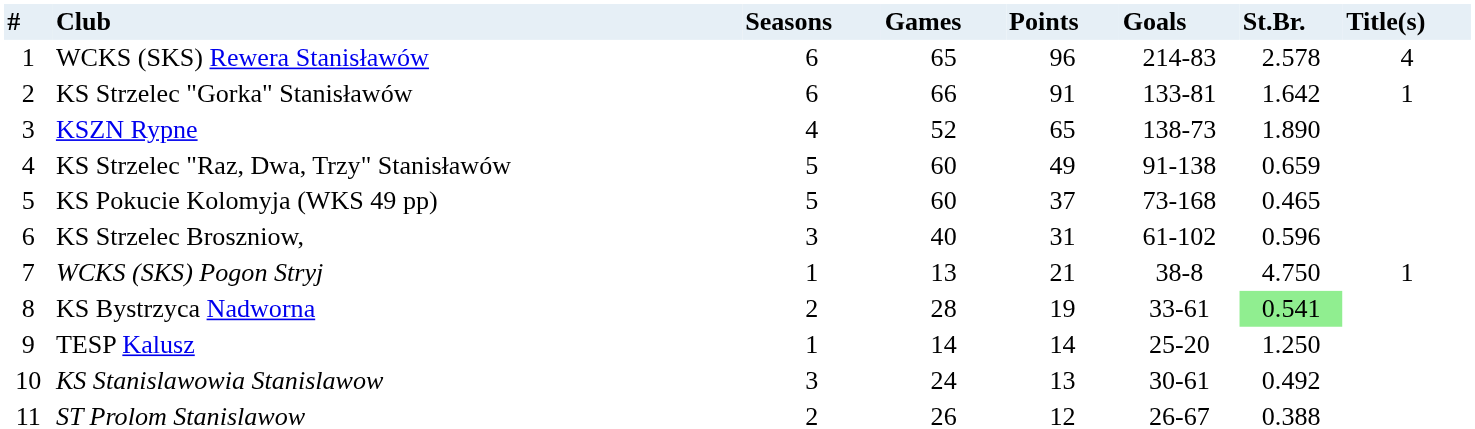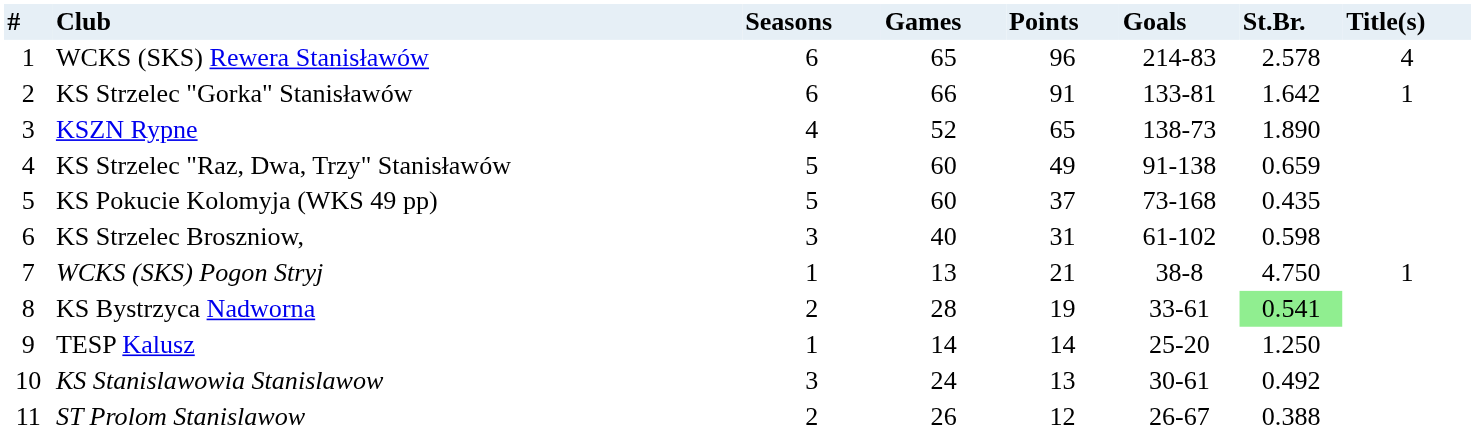(1291, 200) 0.465 -> (1291, 200) 0.435
(1291, 236) 0.596 -> (1291, 236) 0.598
